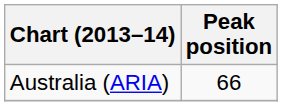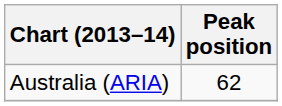(229, 82) 66 -> (229, 82) 62
